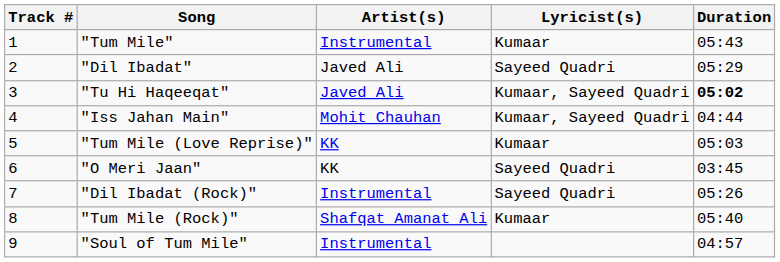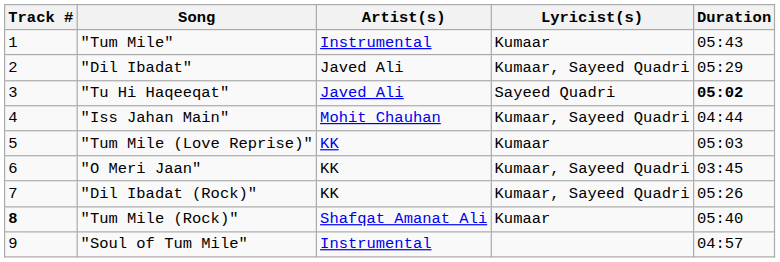(555, 68) Sayeed Quadri -> (592, 68) Kumaar, Sayeed Quadri
(592, 93) Kumaar, Sayeed Quadri -> (555, 93) Sayeed Quadri
(555, 168) Sayeed Quadri -> (592, 168) Kumaar, Sayeed Quadri
(376, 194) Instrumental -> (329, 194) KK
(555, 194) Sayeed Quadri -> (592, 194) Kumaar, Sayeed Quadri
(13, 219) normal -> (13, 219) bold
